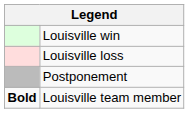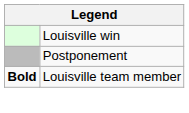- row: (83, 57)
